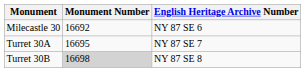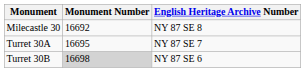(178, 28) NY 87 SE 6 -> (178, 28) NY 87 SE 8
(178, 59) NY 87 SE 8 -> (178, 59) NY 87 SE 6
